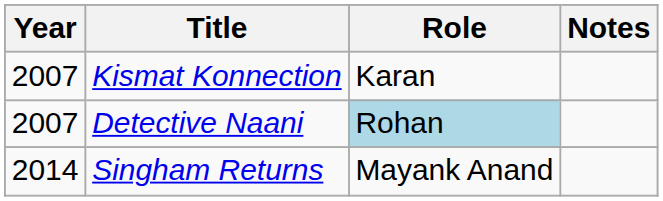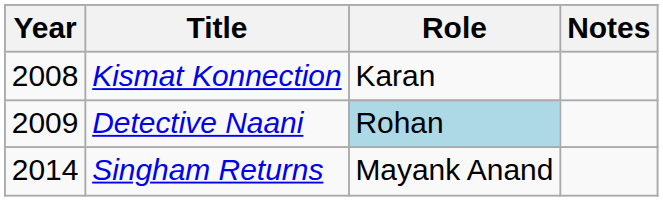(45, 75) 2007 -> (45, 75) 2008
(45, 123) 2007 -> (45, 123) 2009
